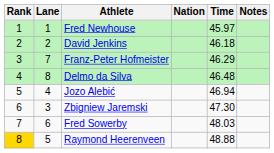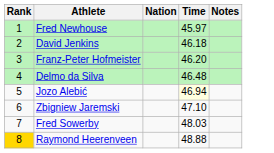- column: (48, 12)
(222, 60) 46.29 -> (194, 60) 46.20
(222, 92) no background -> (194, 92) lightyellow background
(222, 108) 47.30 -> (194, 108) 47.10
